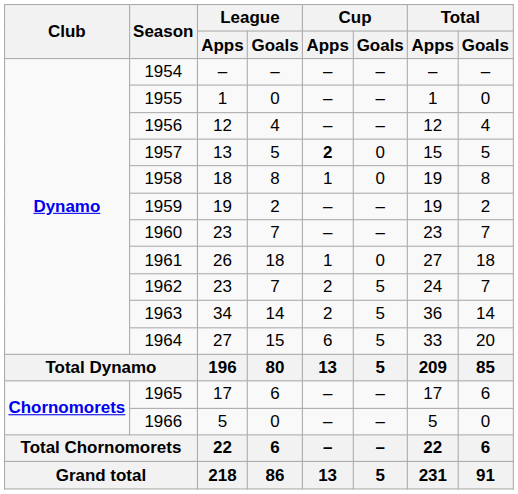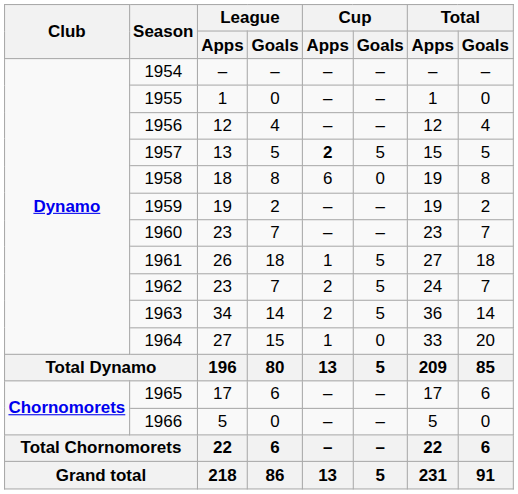(380, 152) 0 -> (380, 152) 5
(328, 179) 1 -> (328, 179) 6
(380, 260) 0 -> (380, 260) 5
(328, 340) 6 -> (328, 340) 1
(380, 340) 5 -> (380, 340) 0
